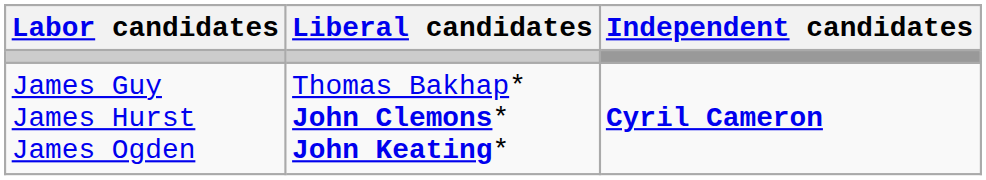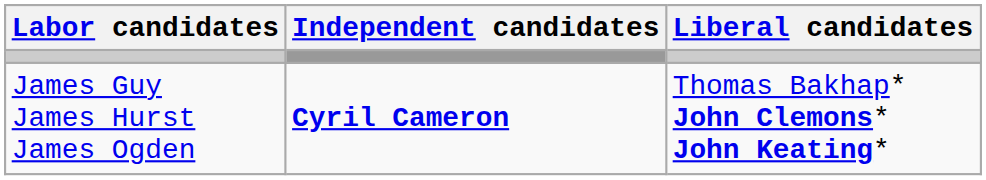columns swapped: (442, 28) <-> (790, 28)
